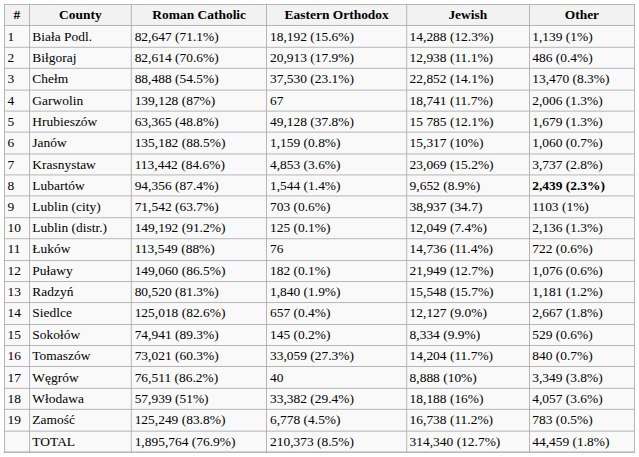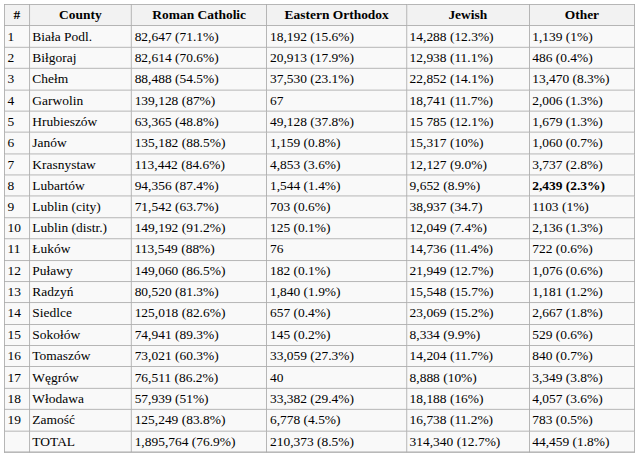(452, 164) 23,069 (15.2%) -> (448, 164) 12,127 (9.0%)
(448, 313) 12,127 (9.0%) -> (452, 313) 23,069 (15.2%)
